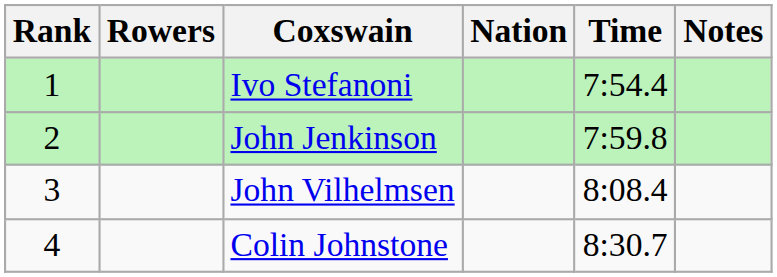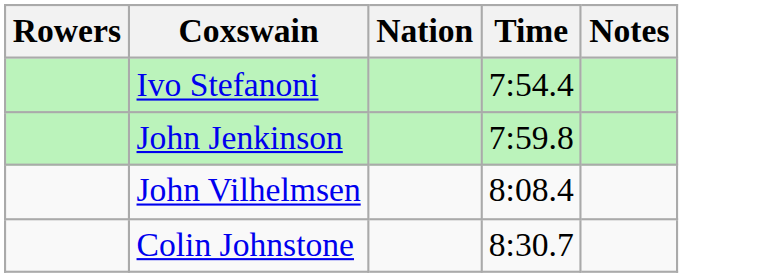- column: (52, 31)
